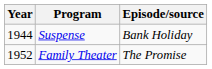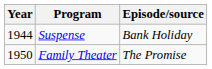(20, 54) 1952 -> (20, 54) 1950
